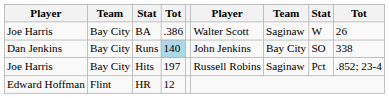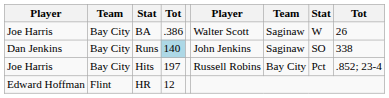(286, 48) Bay City -> (285, 48) Saginaw
(285, 66) Saginaw -> (286, 66) Bay City
